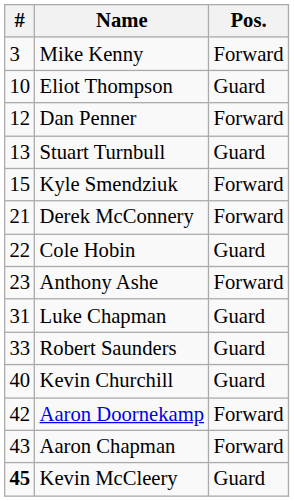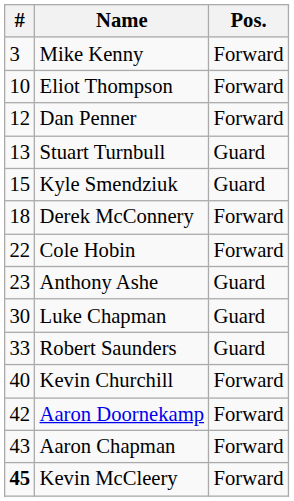(239, 86) Guard -> (249, 86) Forward
(249, 184) Forward -> (239, 184) Guard
(20, 217) 21 -> (20, 217) 18
(239, 250) Guard -> (249, 250) Forward
(249, 282) Forward -> (239, 282) Guard
(20, 315) 31 -> (20, 315) 30
(239, 380) Guard -> (249, 380) Forward
(239, 479) Guard -> (249, 479) Forward
